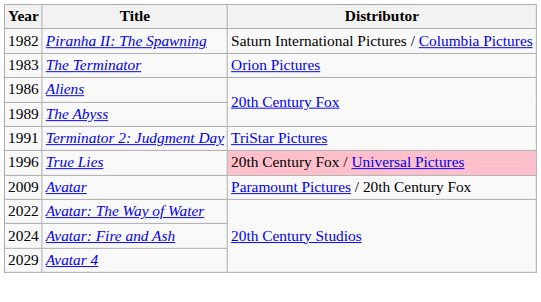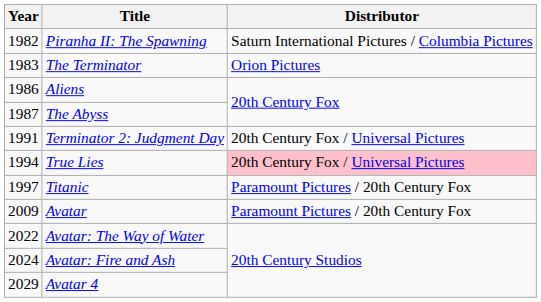(23, 114) 1989 -> (23, 114) 1987
(279, 138) TriStar Pictures -> (348, 138) 20th Century Fox / Universal Pictures
(23, 162) 1996 -> (23, 162) 1994
+ row: (67, 187)
